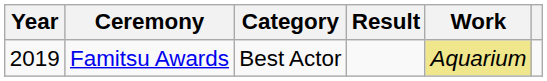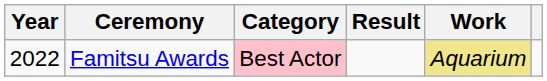(35, 57) 2019 -> (35, 57) 2022
(290, 57) no background -> (290, 57) pink background
